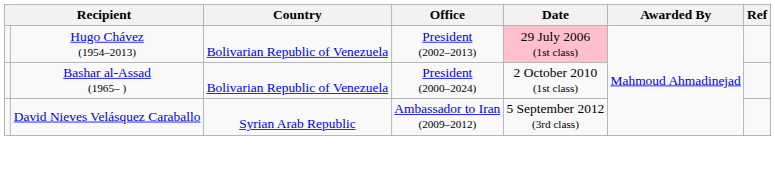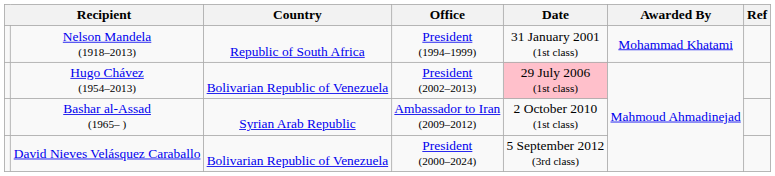+ row: (107, 44)
(297, 88) Bolivarian Republic of Venezuela -> (297, 124) Syrian Arab Republic
(447, 80) President (2000–2024) -> (447, 116) Ambassador to Iran (2009–2012)
(297, 124) Syrian Arab Republic -> (297, 160) Bolivarian Republic of Venezuela
(447, 116) Ambassador to Iran (2009–2012) -> (447, 153) President (2000–2024)
